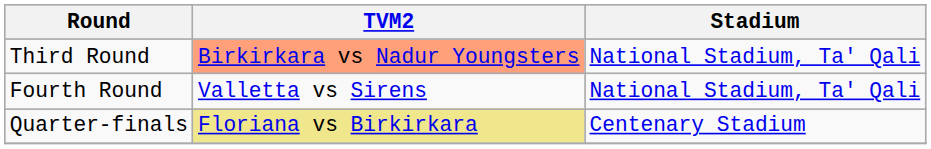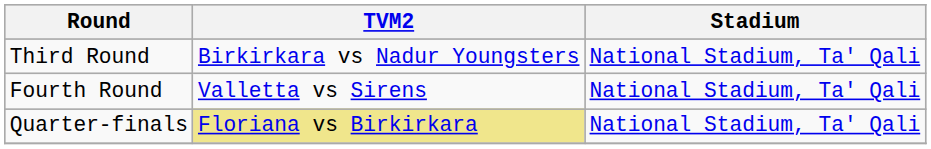(389, 57) lightsalmon background -> (389, 57) no background
(698, 126) Centenary Stadium -> (755, 126) National Stadium, Ta' Qali
